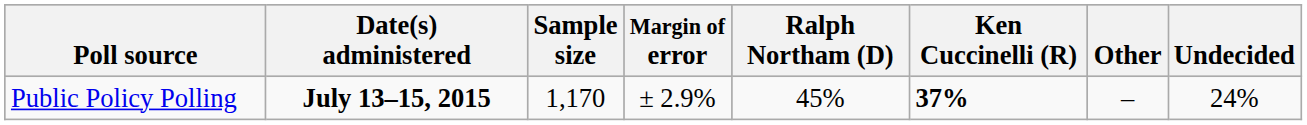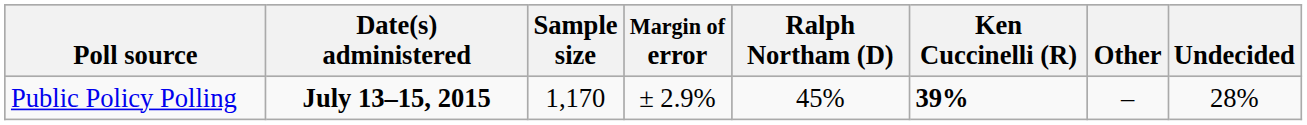(942, 97) 37% -> (942, 97) 39%
(1234, 97) 24% -> (1234, 97) 28%
